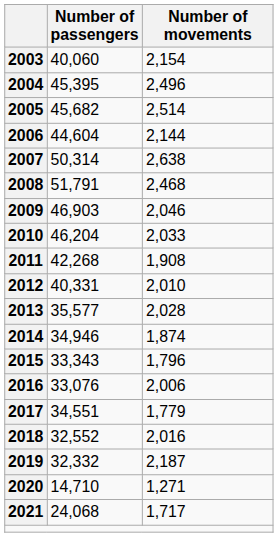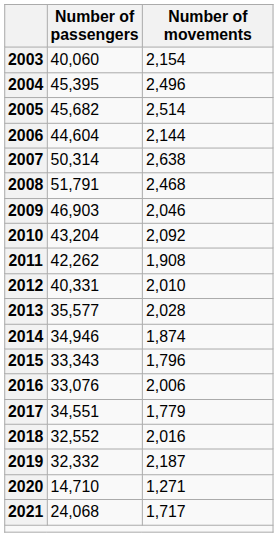(75, 235) 46,204 -> (75, 235) 43,204
(166, 235) 2,033 -> (166, 235) 2,092
(75, 260) 42,268 -> (75, 260) 42,262
